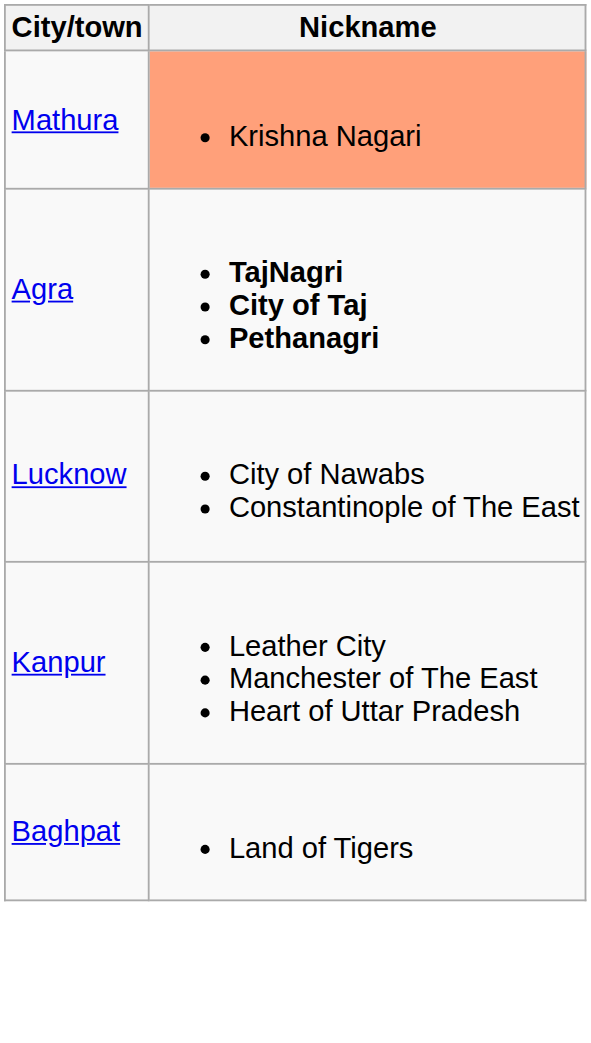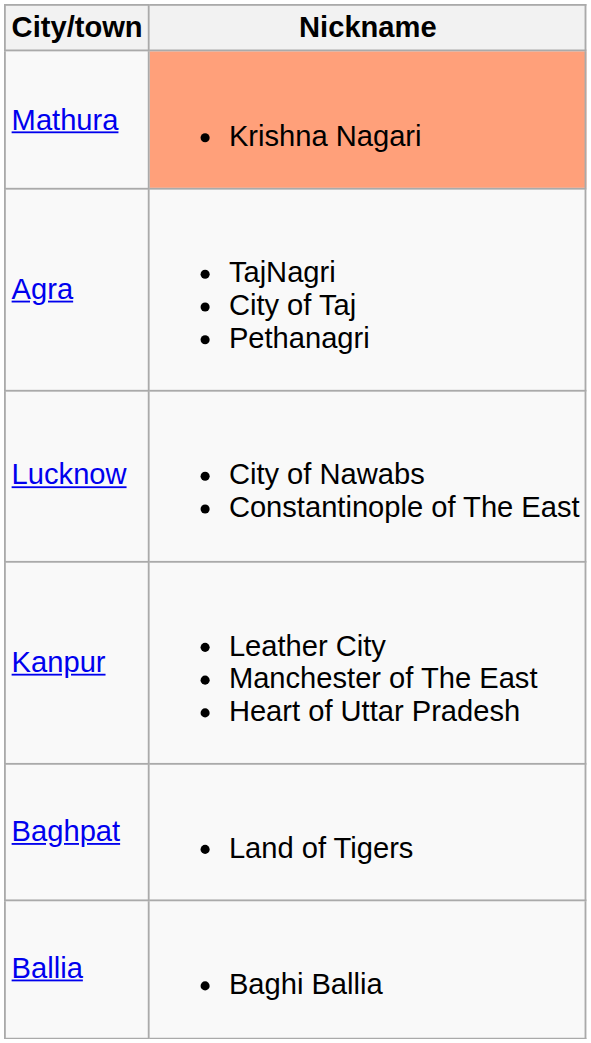(368, 306) bold -> (368, 306) normal
+ row: (47, 968)
